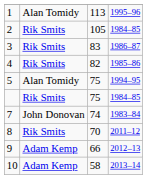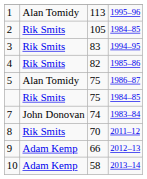(125, 47) 1986–87 -> (125, 47) 1994–95
(125, 81) 1994–95 -> (125, 81) 1986–87
